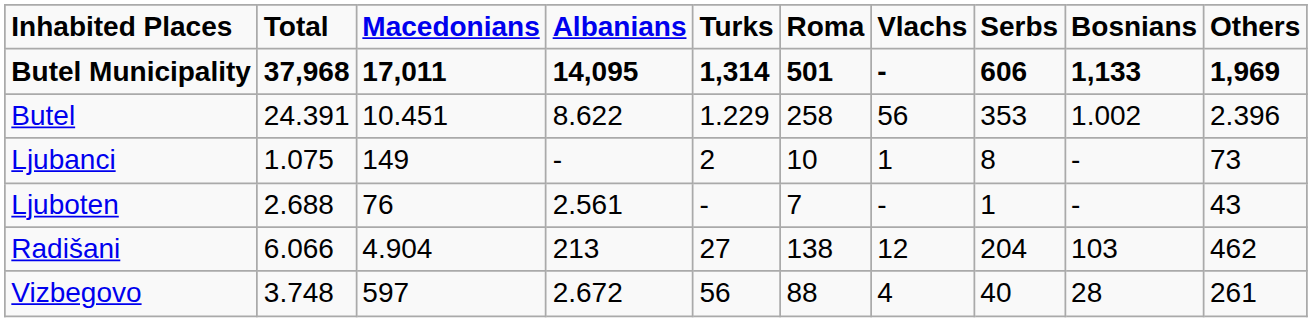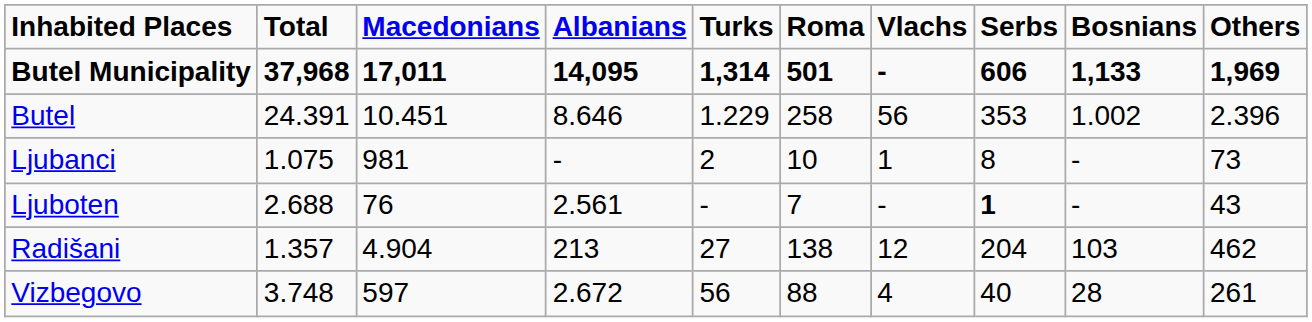(588, 115) 8.622 -> (588, 115) 8.646
(386, 159) 149 -> (386, 159) 981
(988, 204) normal -> (988, 204) bold
(299, 248) 6.066 -> (299, 248) 1.357
